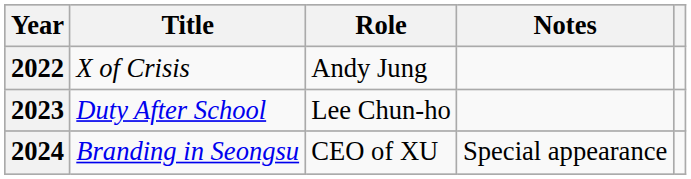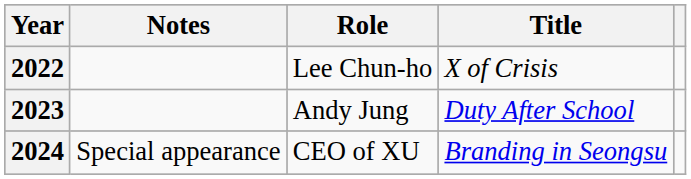columns swapped: (188, 25) <-> (565, 25)
(369, 67) Andy Jung -> (362, 67) Lee Chun-ho
(381, 109) Lee Chun-ho -> (351, 109) Andy Jung
